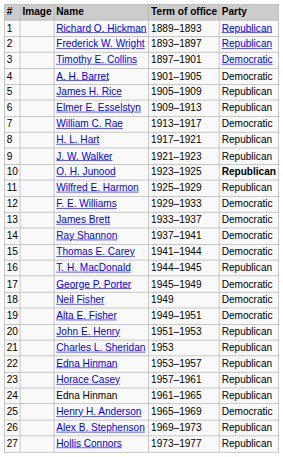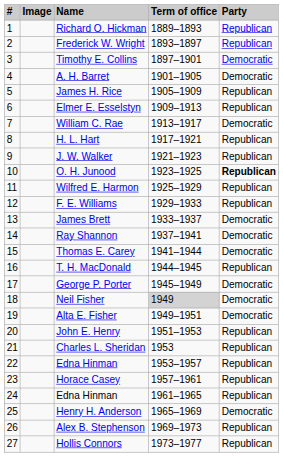(247, 204) Democratic -> (247, 204) Republican
(162, 300) no background -> (162, 300) lightgrey background
